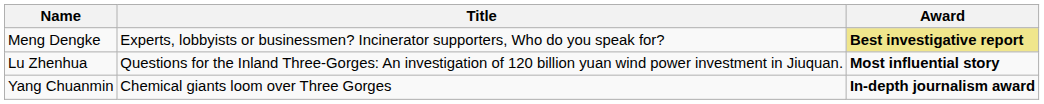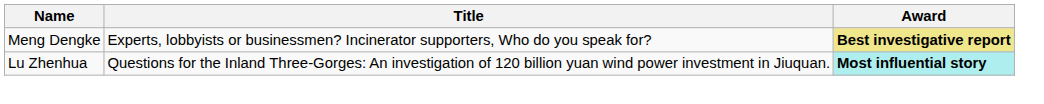(925, 63) no background -> (912, 63) paleturquoise background
- row: (61, 87)
